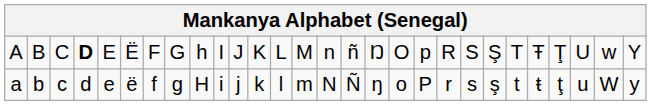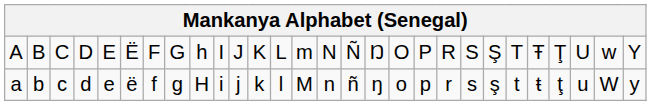(86, 52) bold -> (86, 52) normal
(304, 52) M -> (304, 52) m
(329, 52) n -> (329, 52) N
(353, 52) ñ -> (353, 52) Ñ
(425, 52) p -> (425, 52) P
(304, 84) m -> (304, 84) M
(329, 84) N -> (329, 84) n
(353, 84) Ñ -> (353, 84) ñ
(425, 84) P -> (425, 84) p
